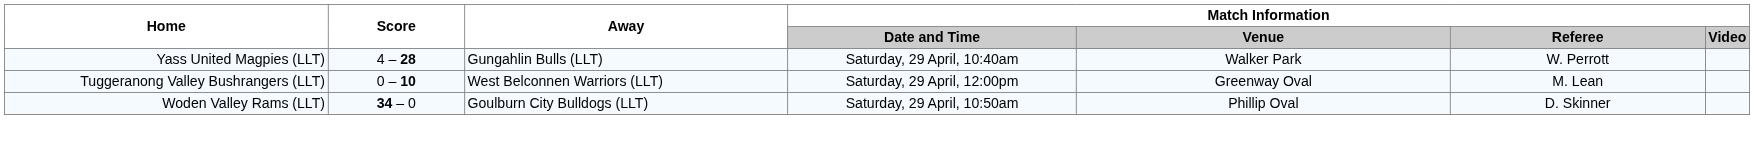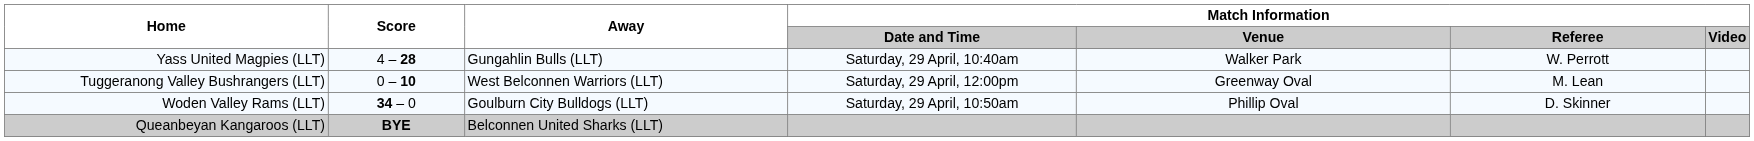+ row: (230, 125)
